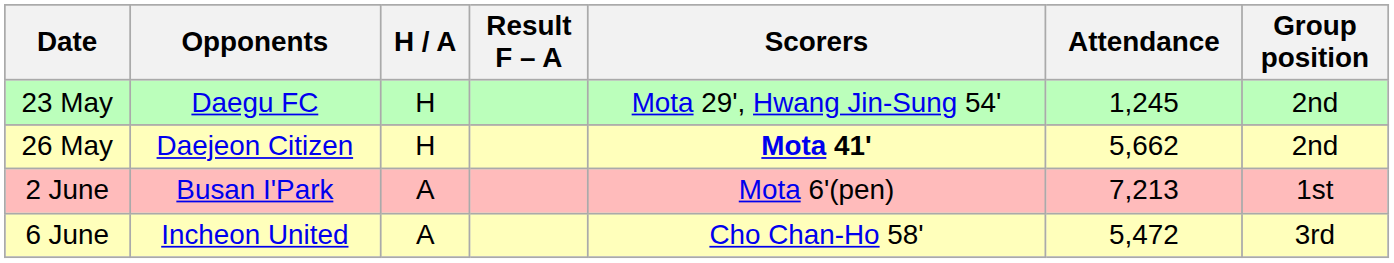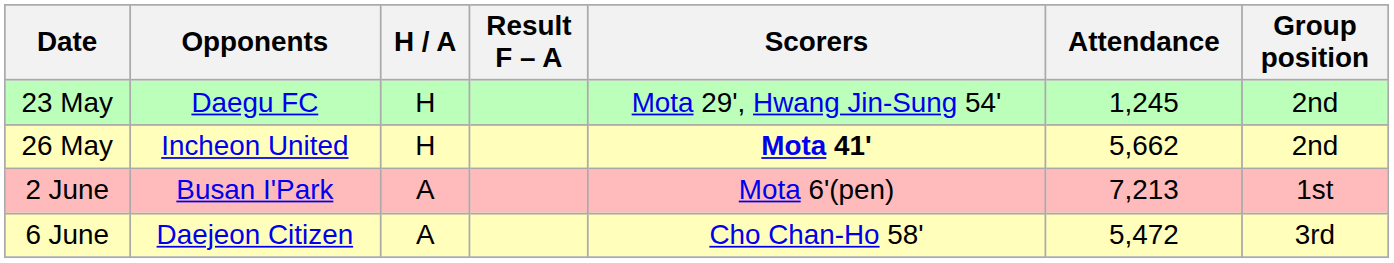(255, 146) Daejeon Citizen -> (255, 146) Incheon United
(255, 234) Incheon United -> (255, 234) Daejeon Citizen
